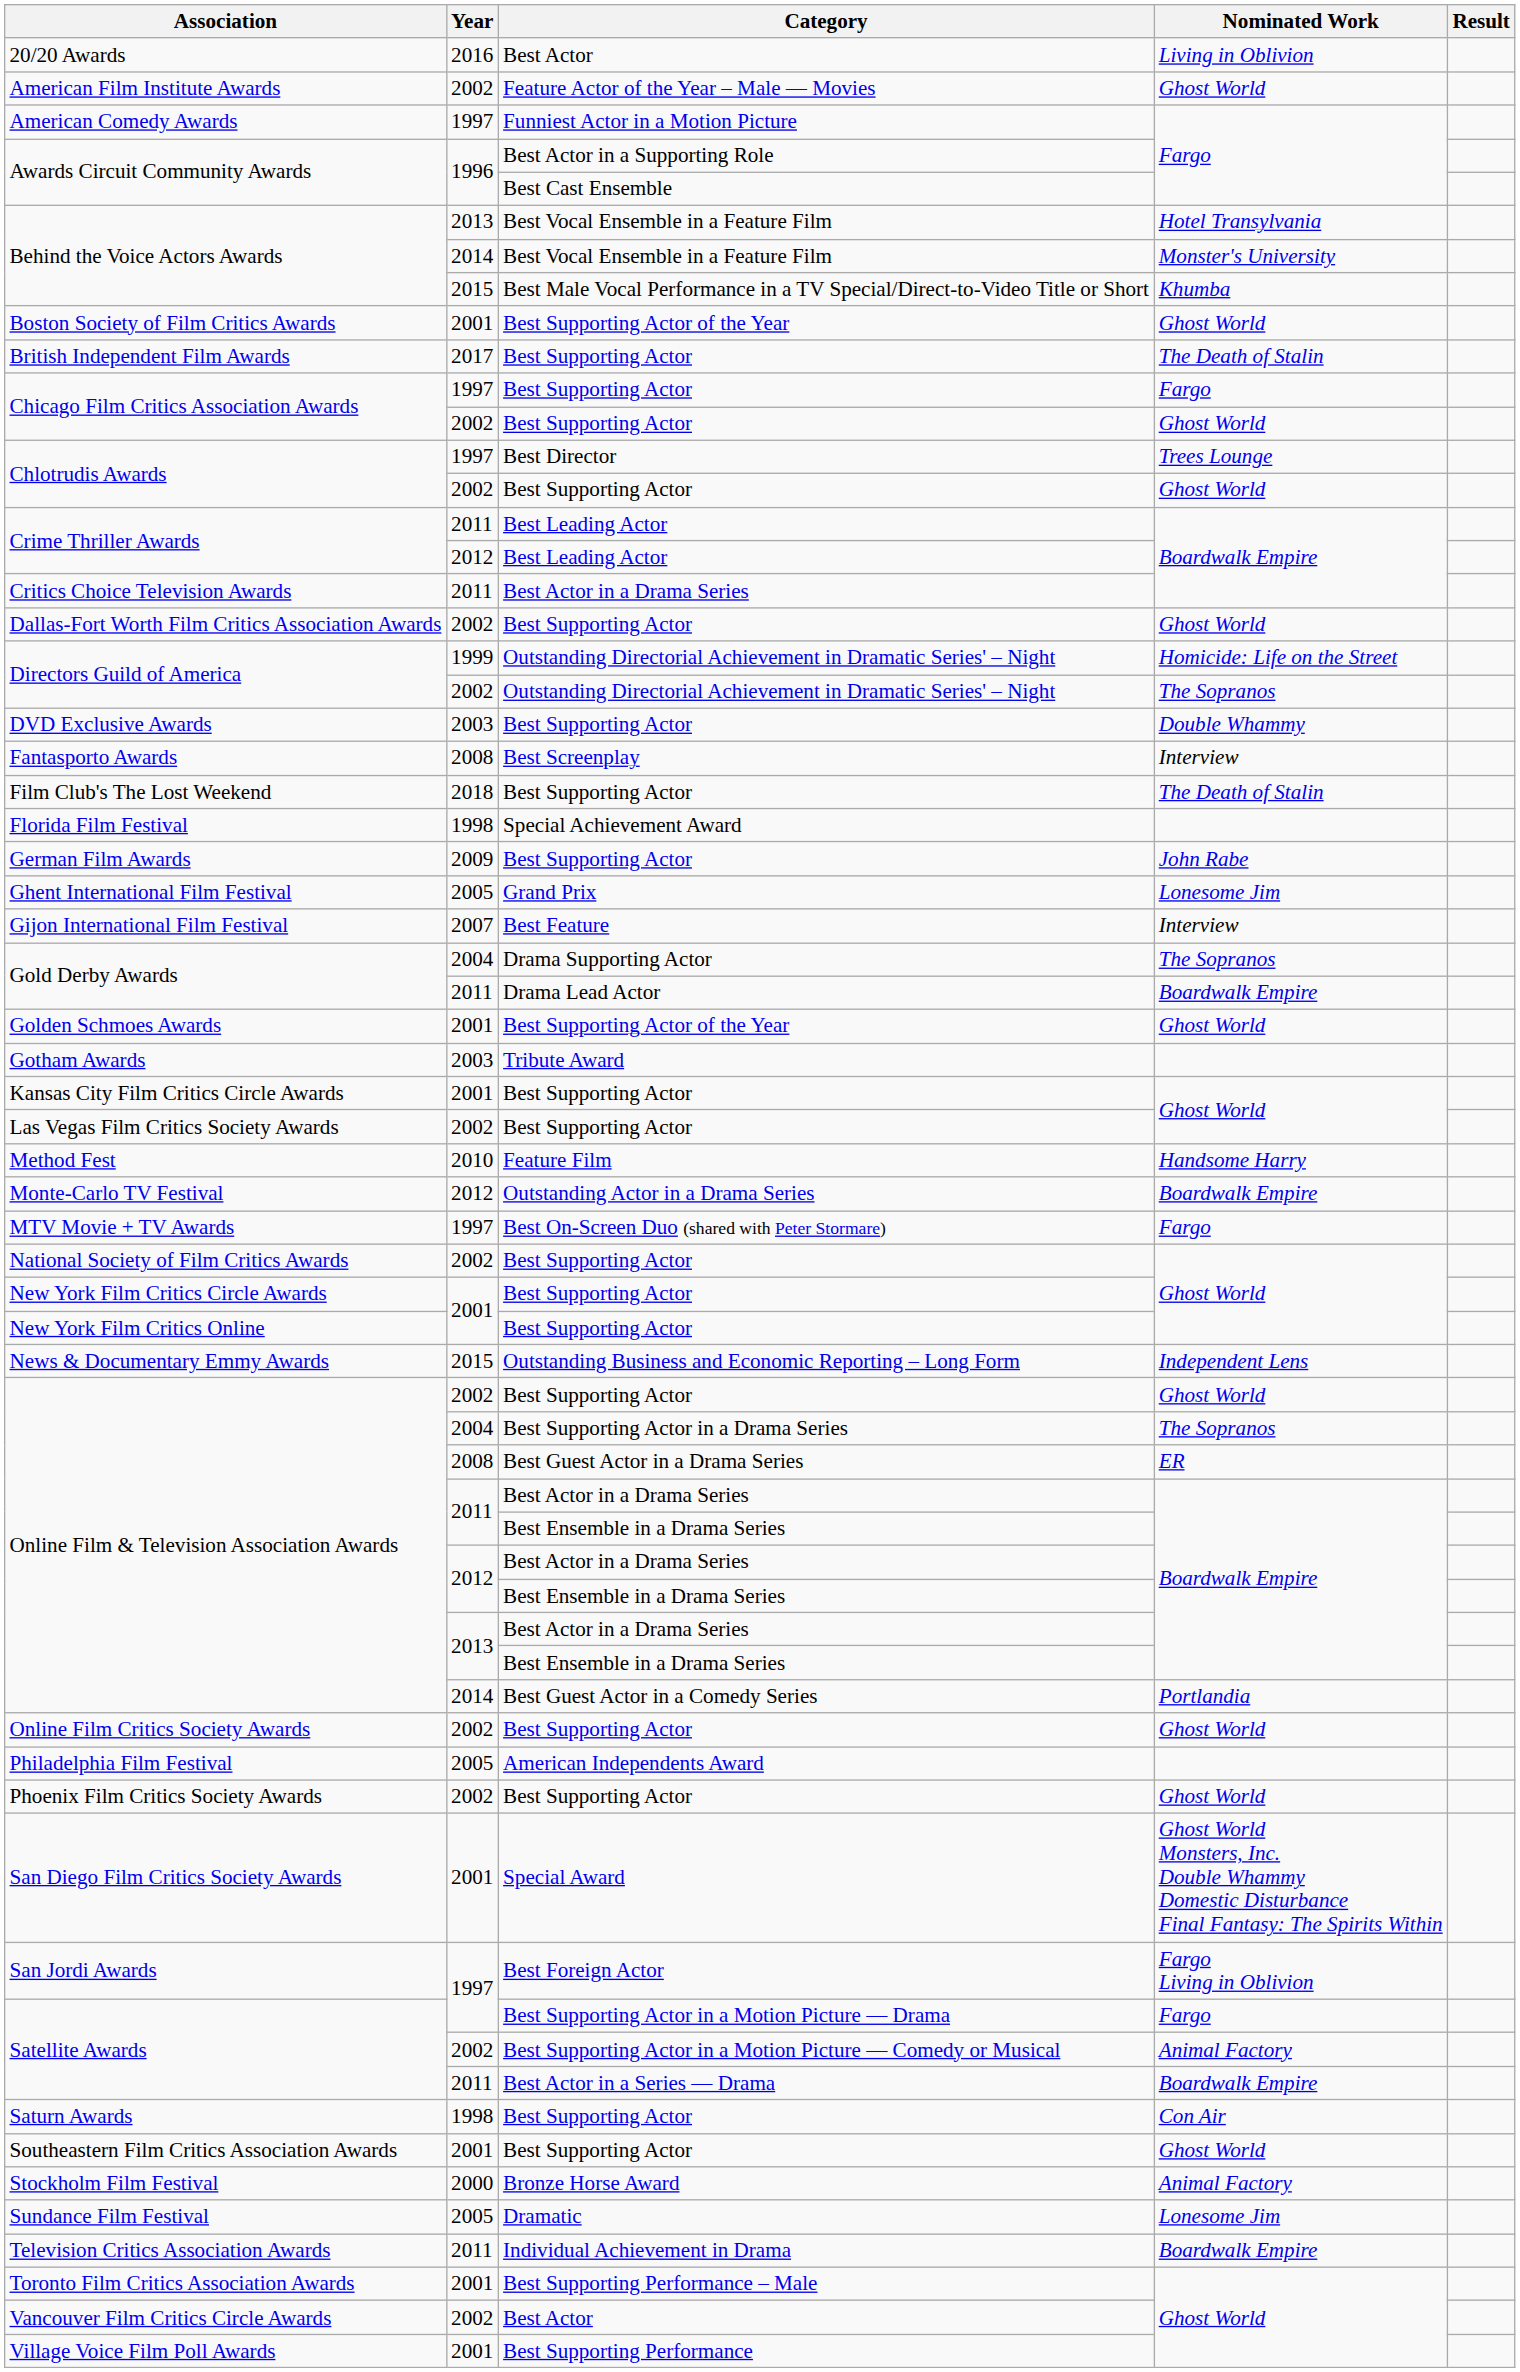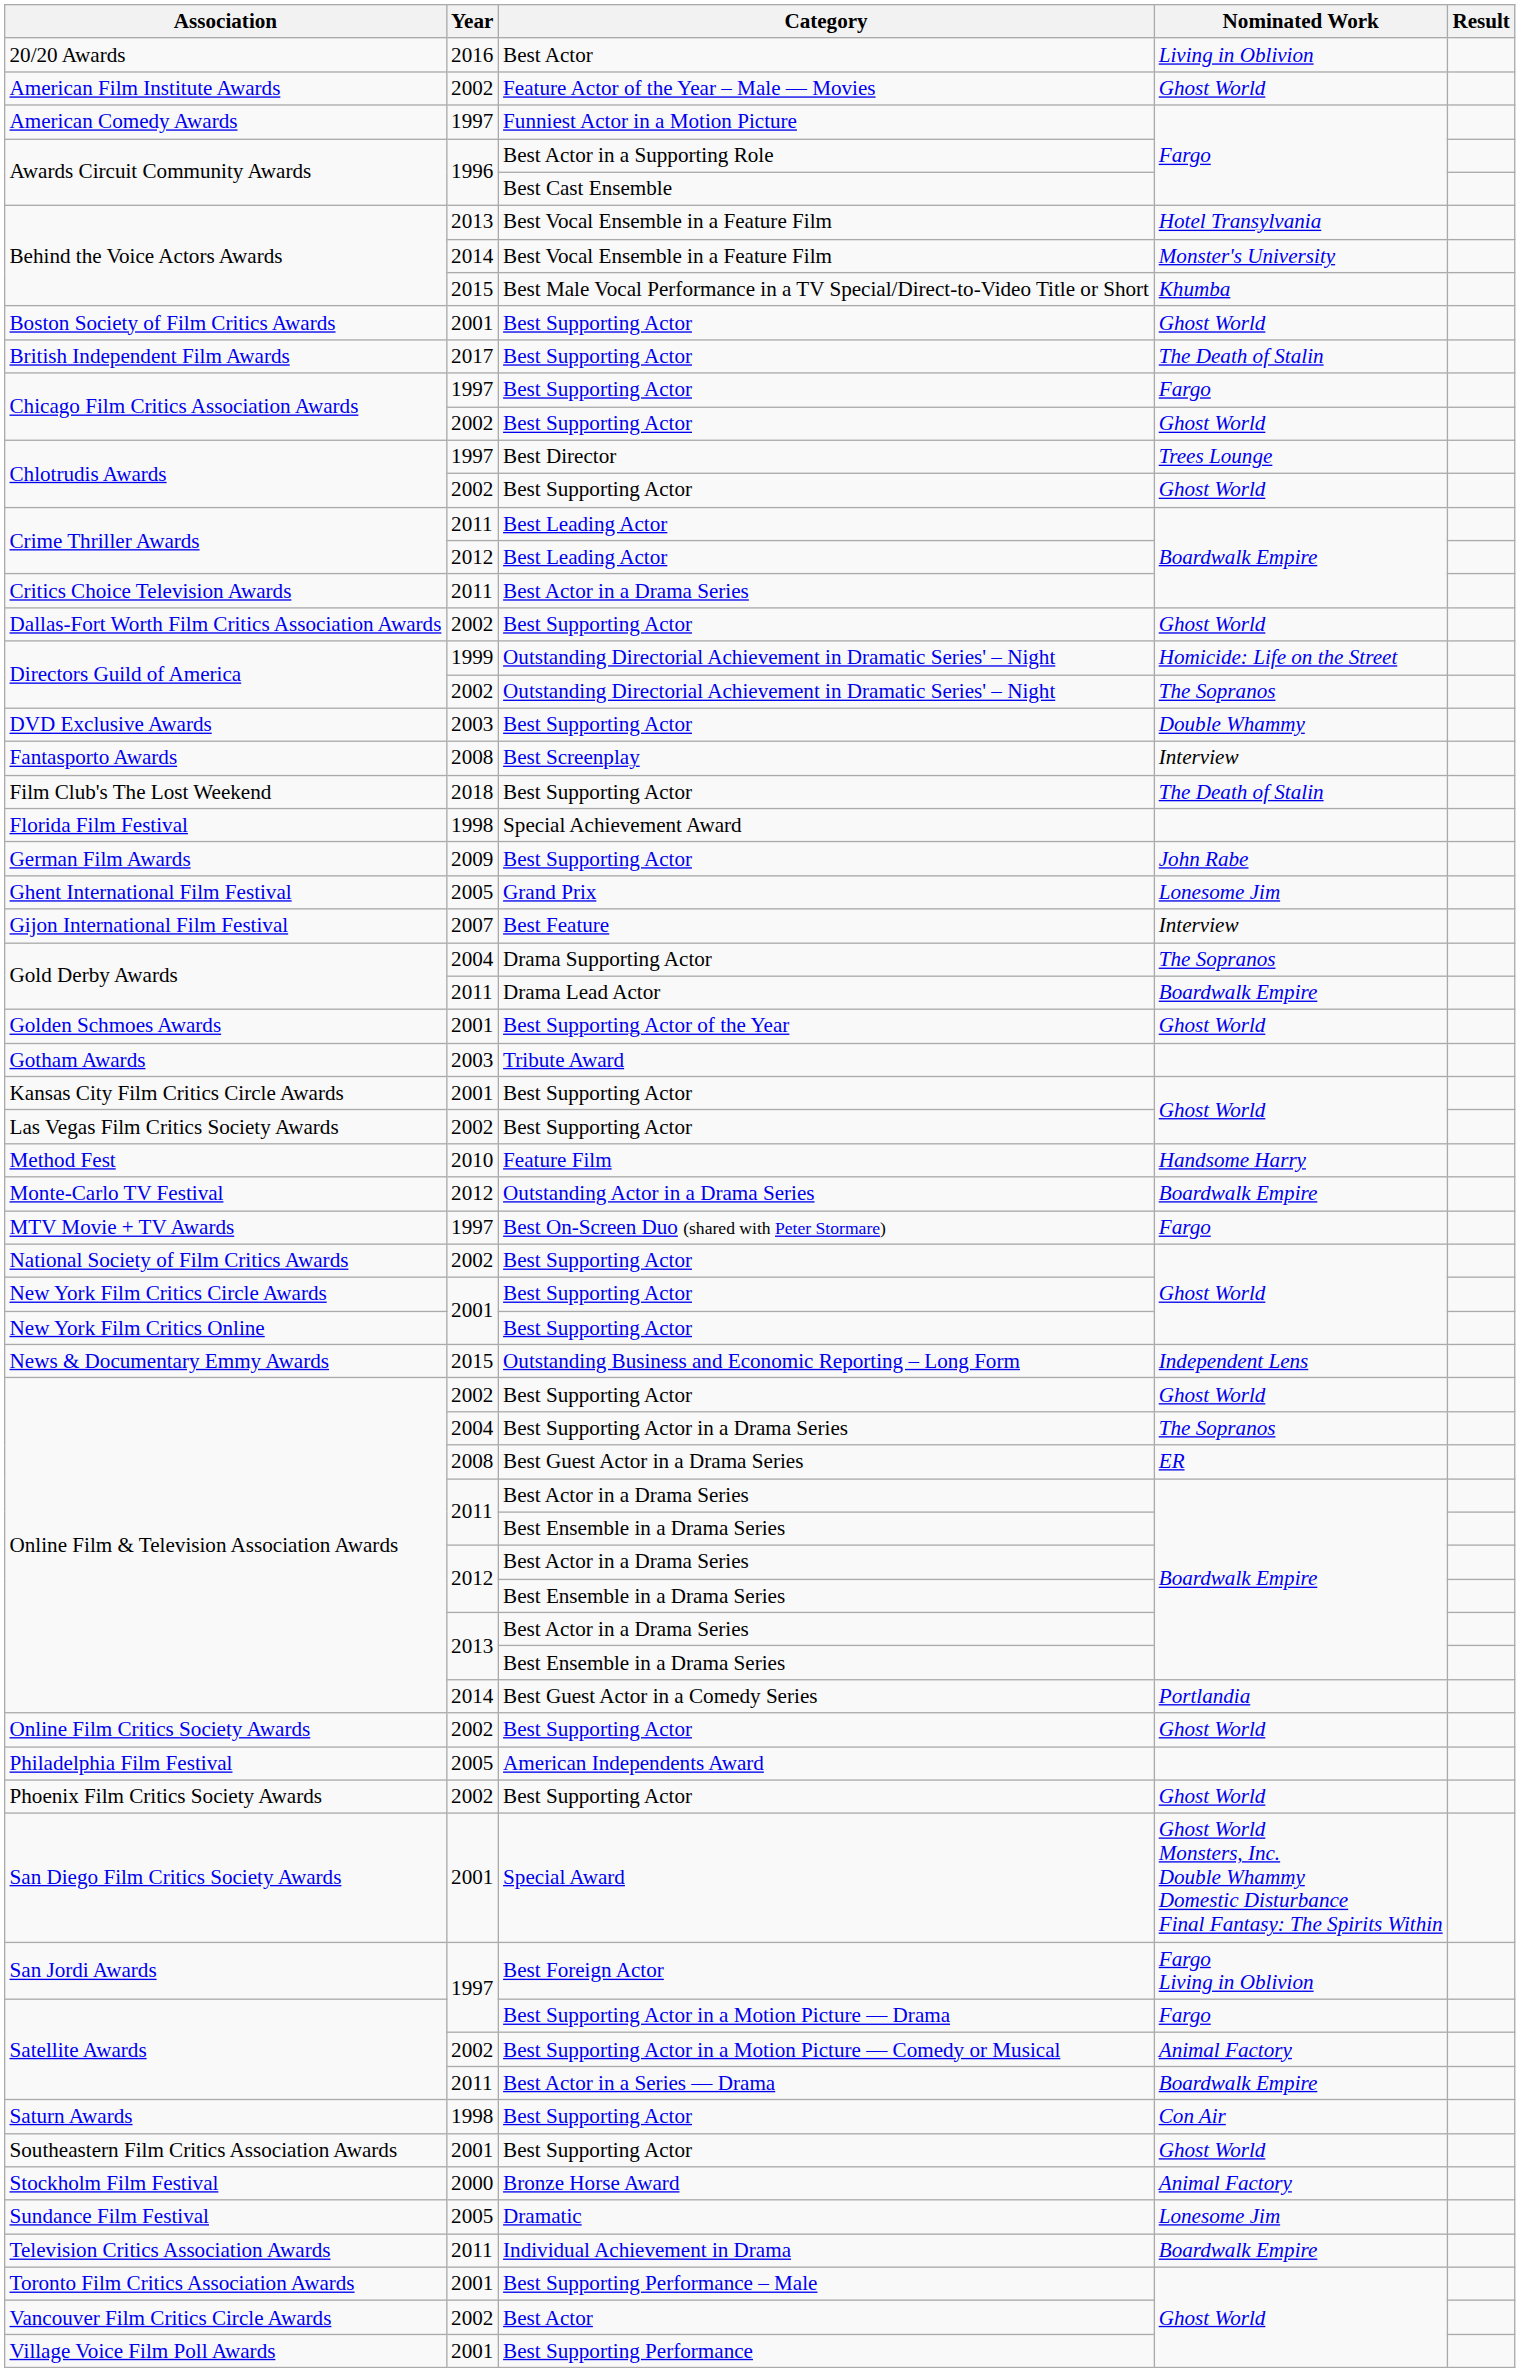(646, 322) Best Supporting Actor of the Year -> (598, 322) Best Supporting Actor
